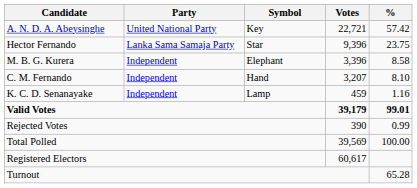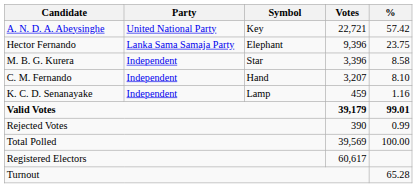(255, 45) Star -> (265, 45) Elephant
(265, 61) Elephant -> (255, 61) Star
